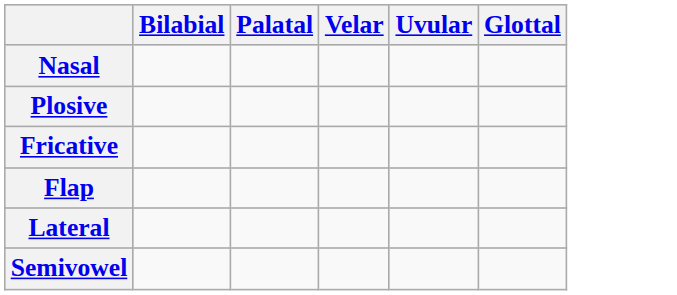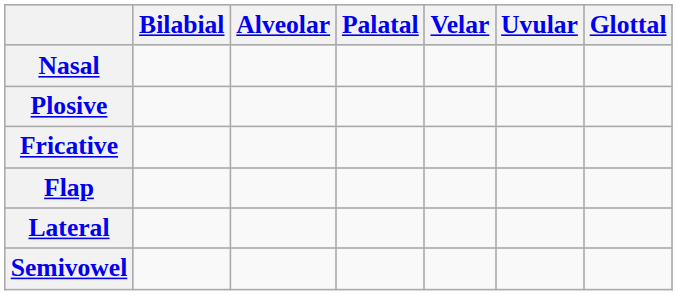+ column: (283, 24)
